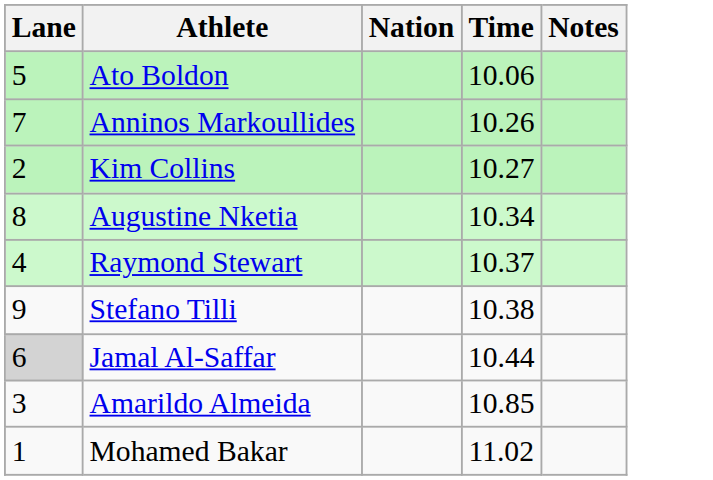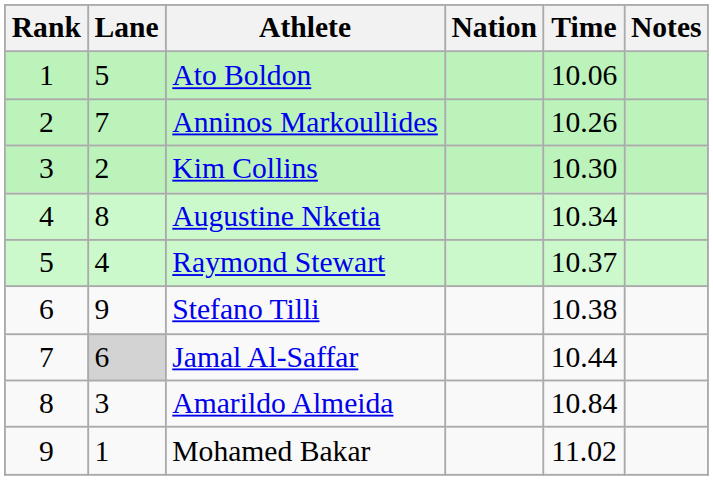+ column: (46, 27)
(501, 168) 10.27 -> (584, 168) 10.30
(501, 403) 10.85 -> (584, 403) 10.84
